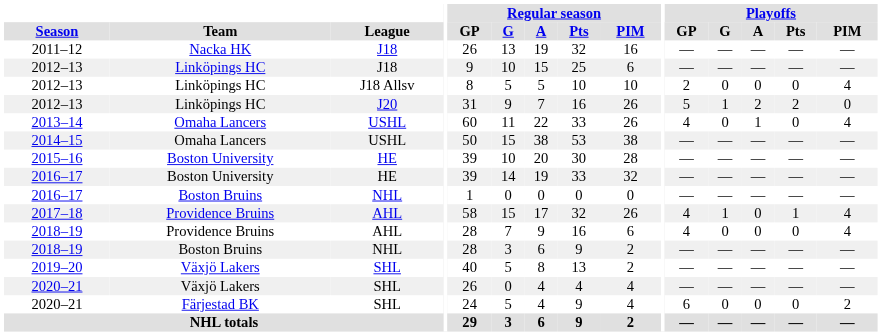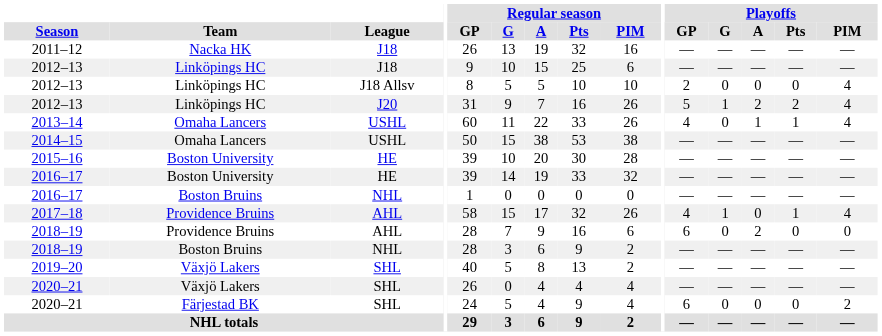(847, 104) 0 -> (847, 104) 4
(796, 122) 0 -> (796, 122) 1
(686, 231) 4 -> (686, 231) 6
(758, 231) 0 -> (758, 231) 2
(847, 231) 4 -> (847, 231) 0
